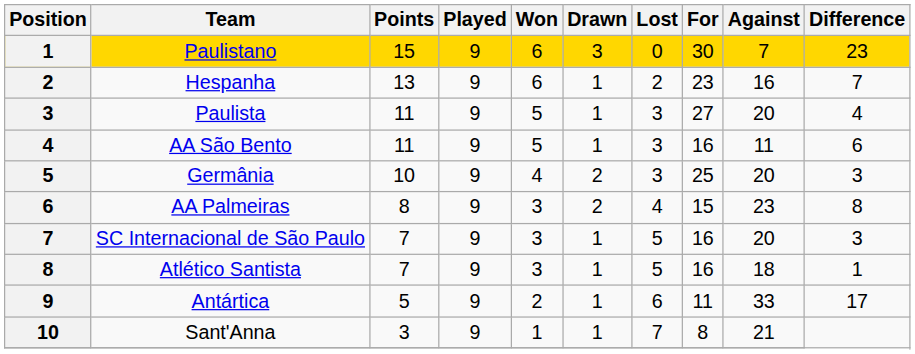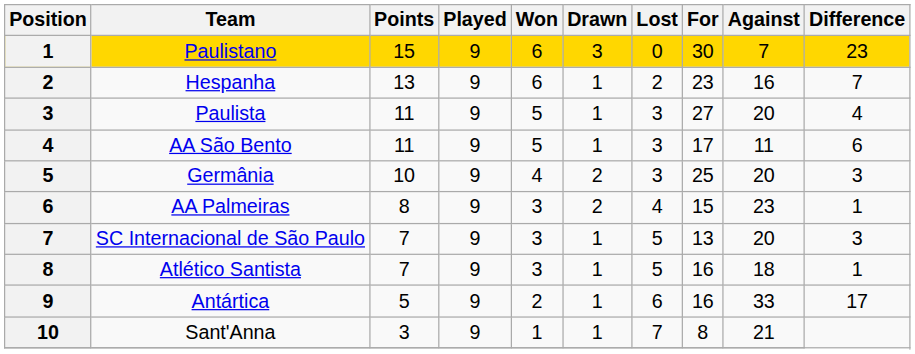(703, 144) 16 -> (703, 144) 17
(857, 207) 8 -> (857, 207) 1
(703, 238) 16 -> (703, 238) 13
(703, 301) 11 -> (703, 301) 16
